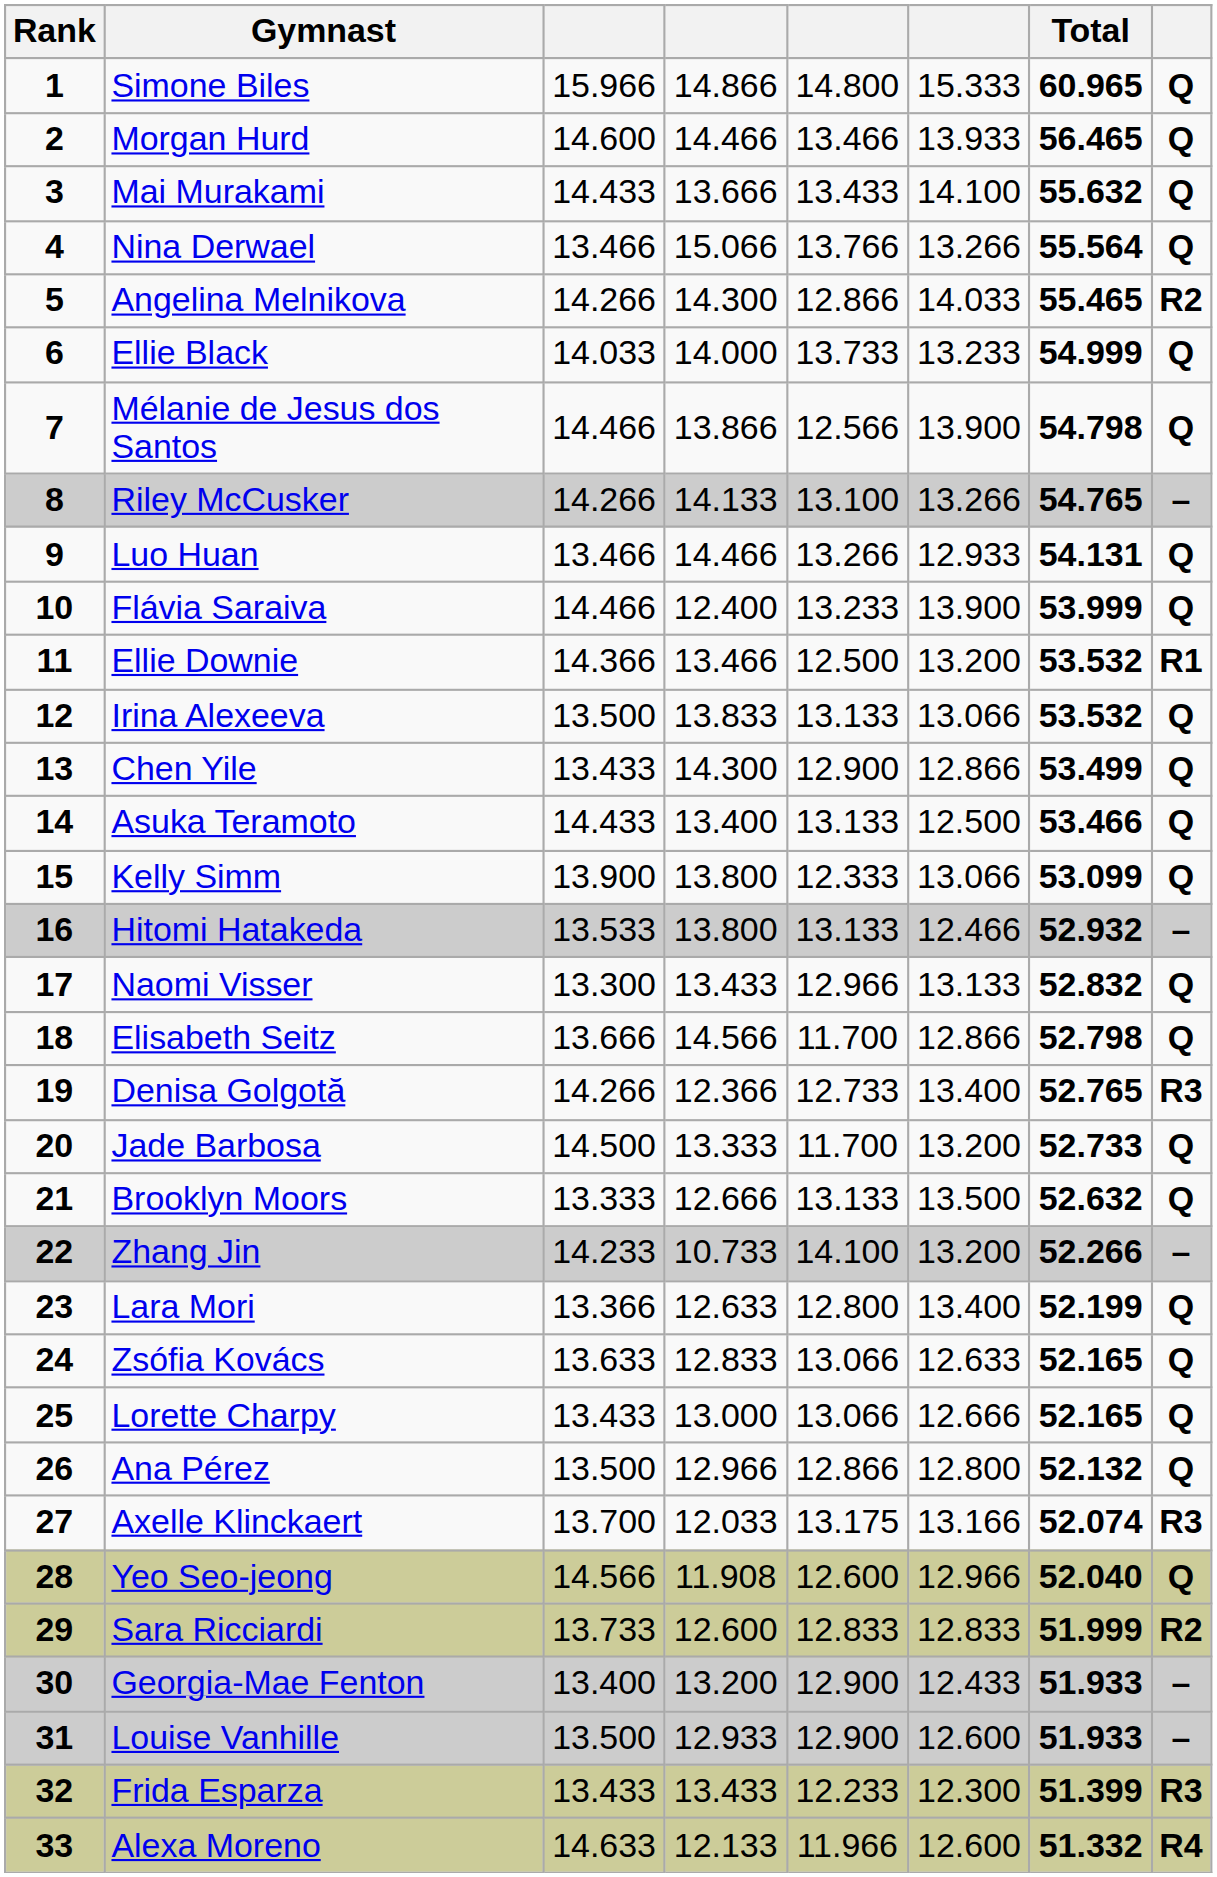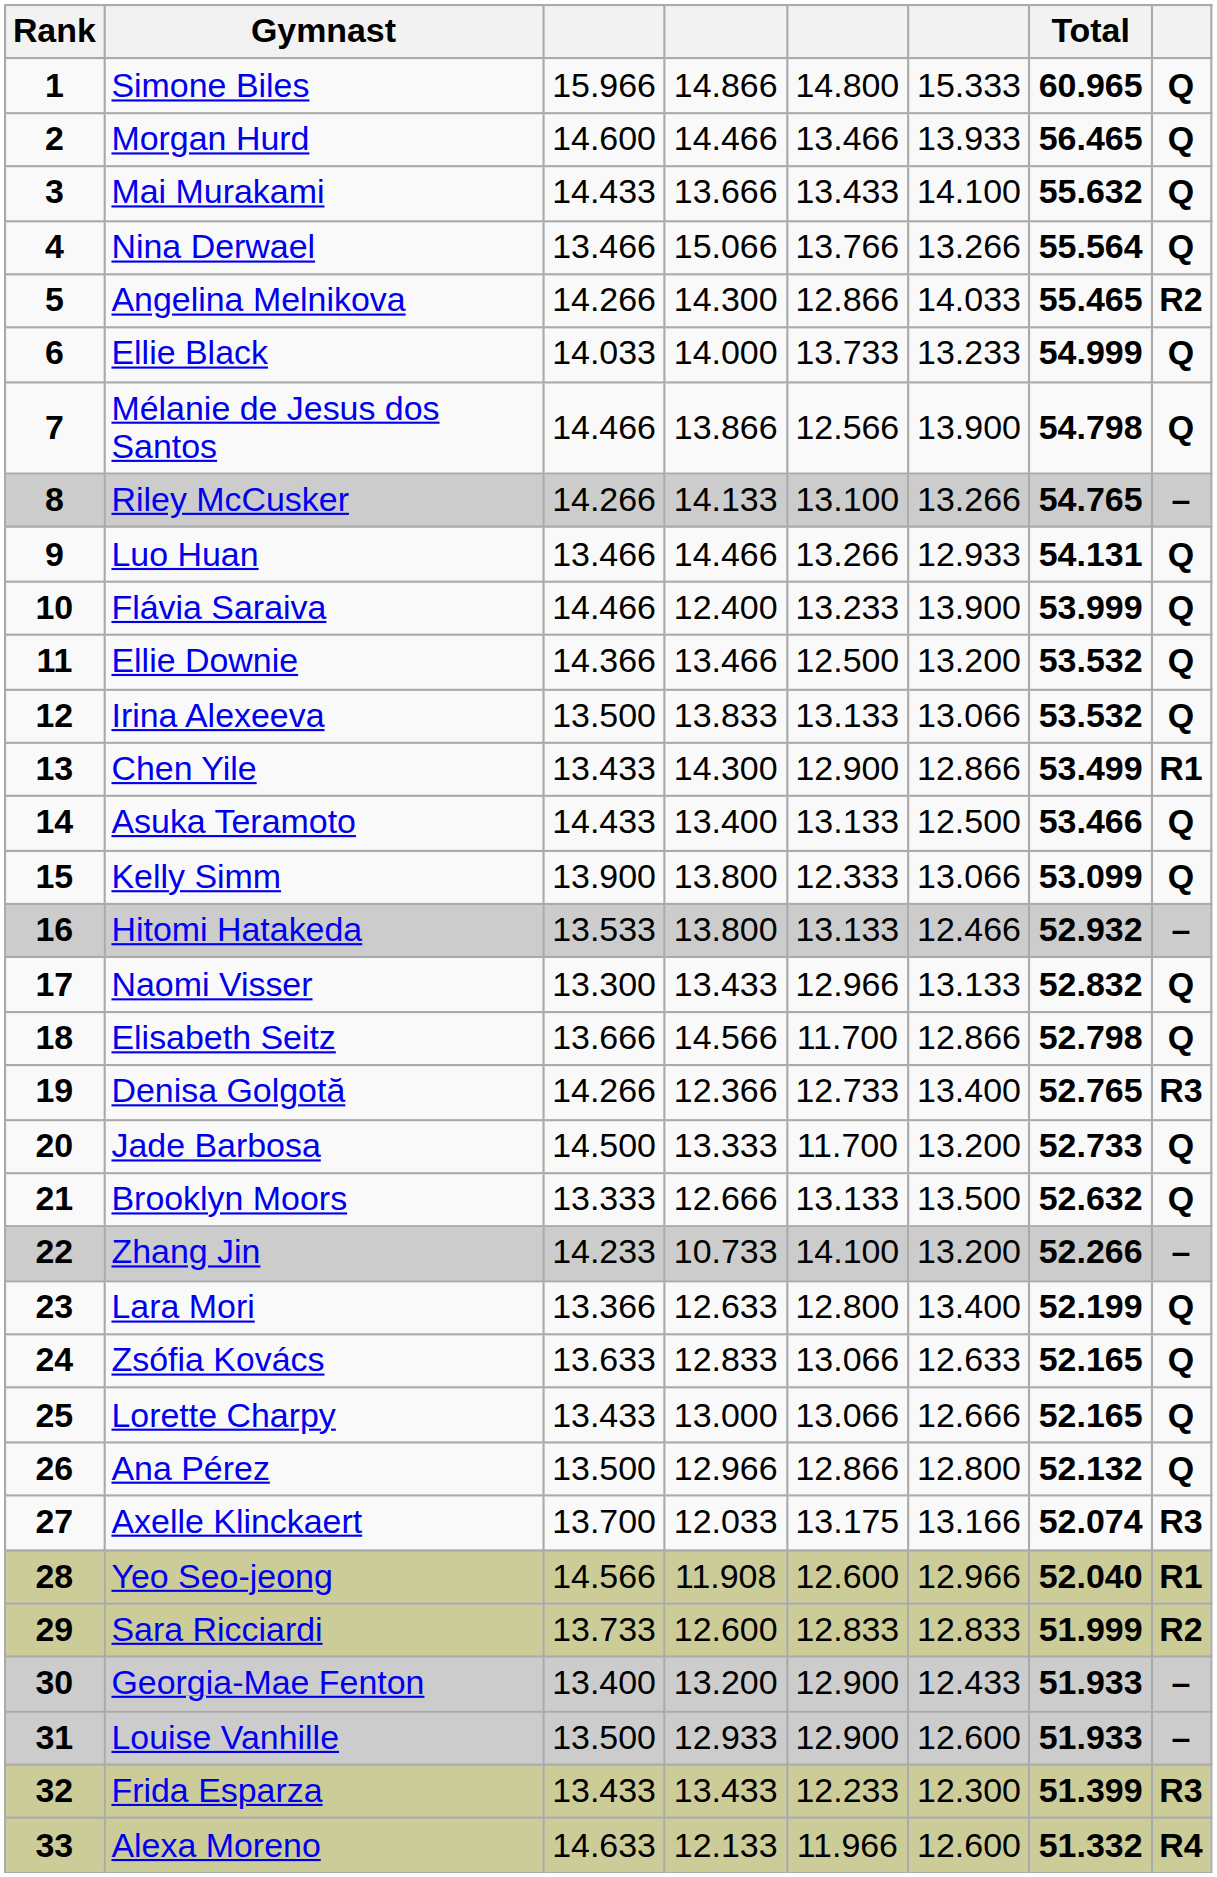(1181, 661) R1 -> (1181, 661) Q
(1181, 768) Q -> (1181, 768) R1
(1181, 1575) Q -> (1181, 1575) R1
